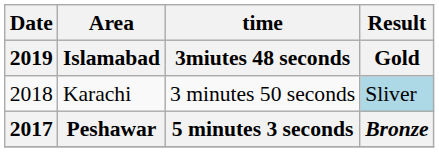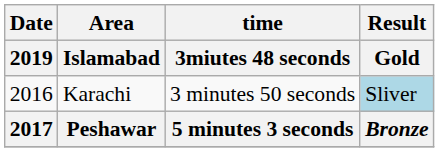(31, 93) 2018 -> (31, 93) 2016
